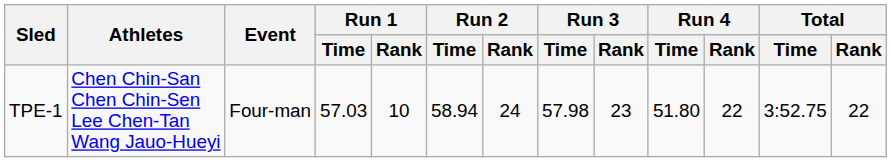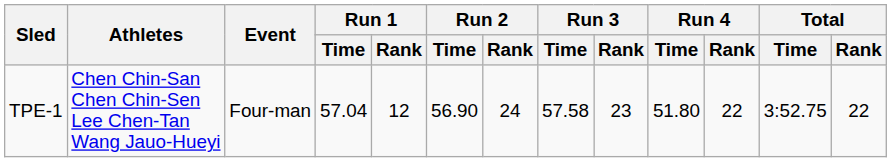(344, 111) 57.03 -> (344, 111) 57.04
(399, 111) 10 -> (399, 111) 12
(455, 111) 58.94 -> (455, 111) 56.90
(565, 111) 57.98 -> (565, 111) 57.58
